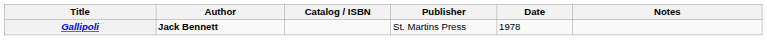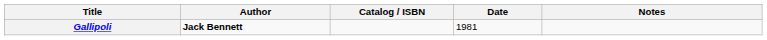- column: (444, 12)
(510, 27) 1978 -> (467, 27) 1981
